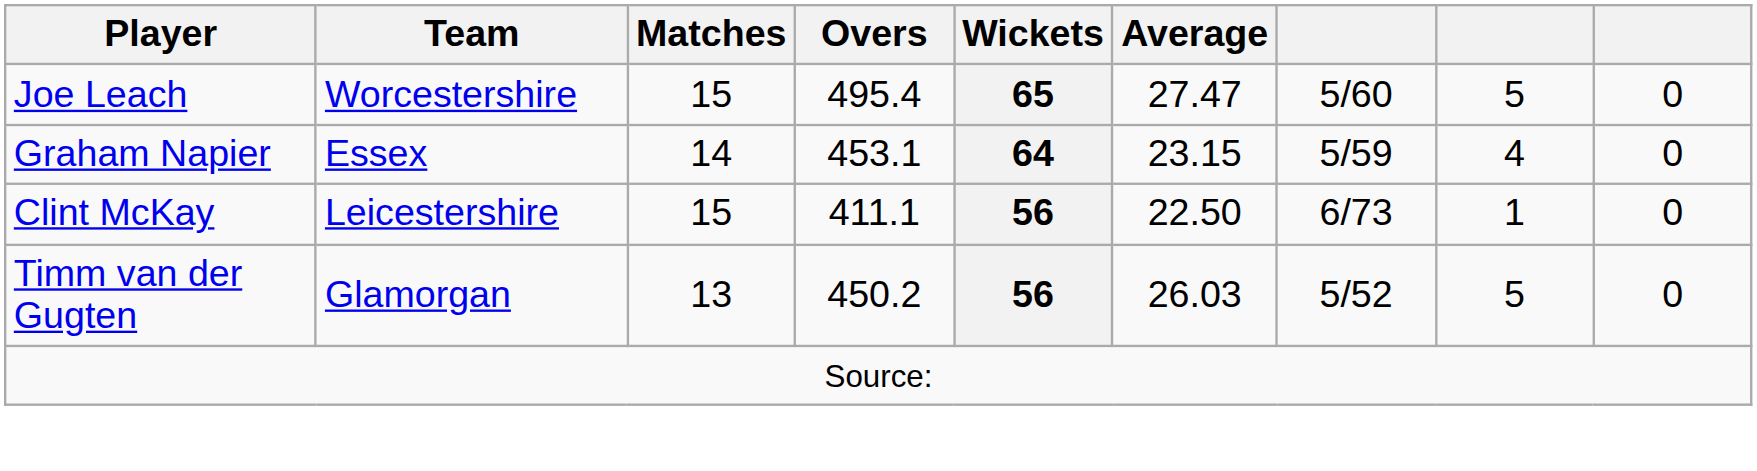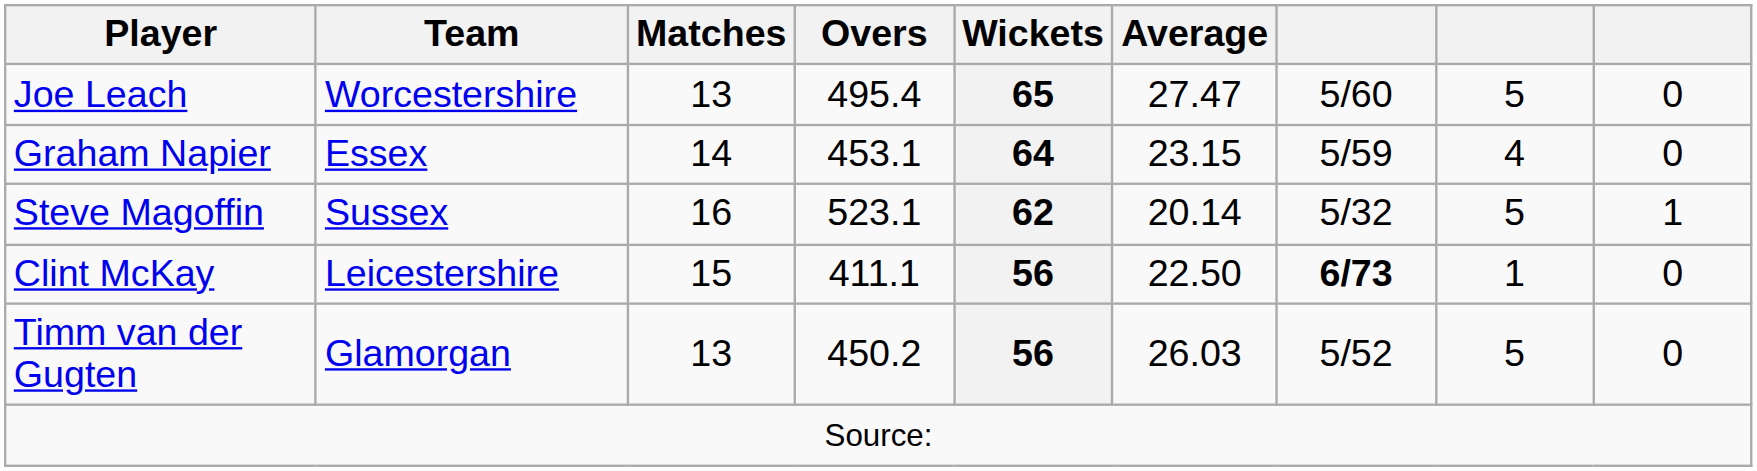(711, 93) 15 -> (711, 93) 13
+ row: (139, 213)
(1356, 213) normal -> (1356, 272) bold
